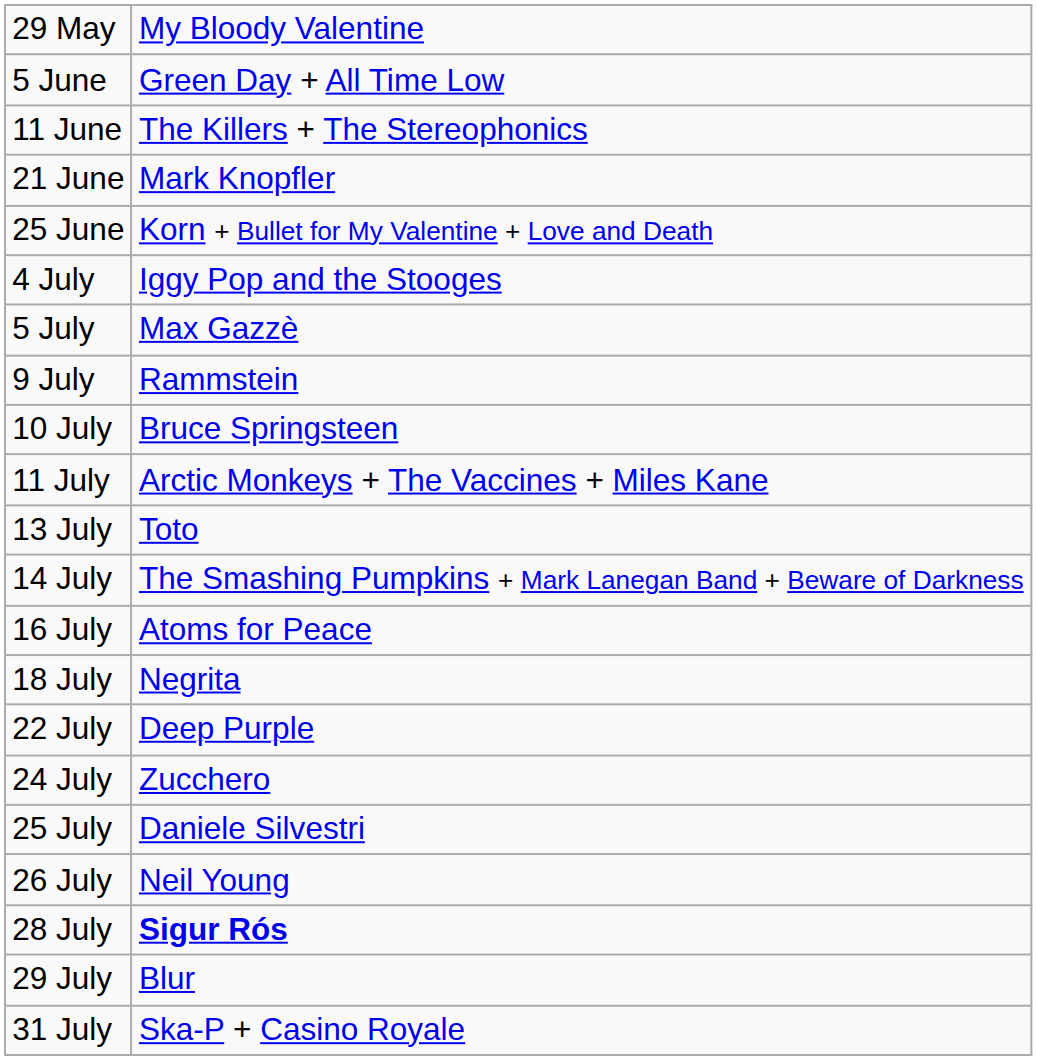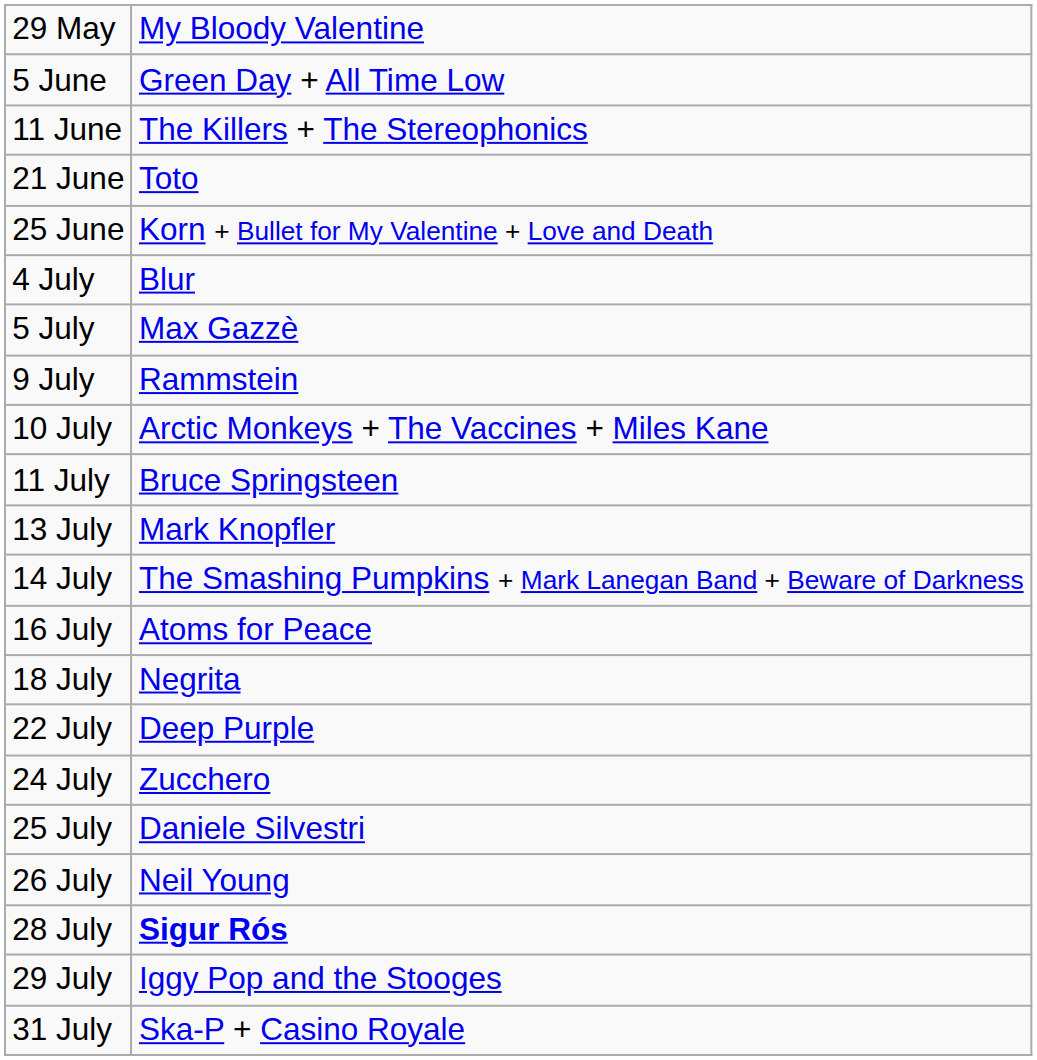(237, 179) Mark Knopfler -> (169, 179) Toto
(320, 279) Iggy Pop and the Stooges -> (167, 279) Blur
(269, 429) Bruce Springsteen -> (454, 429) Arctic Monkeys + The Vaccines + Miles Kane
(454, 479) Arctic Monkeys + The Vaccines + Miles Kane -> (269, 479) Bruce Springsteen
(169, 529) Toto -> (237, 529) Mark Knopfler
(167, 979) Blur -> (320, 979) Iggy Pop and the Stooges
